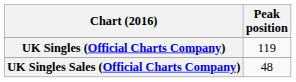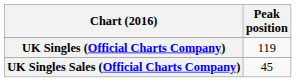(267, 67) 48 -> (267, 67) 45
